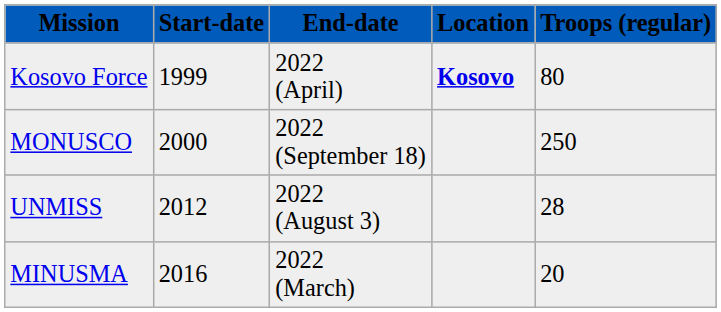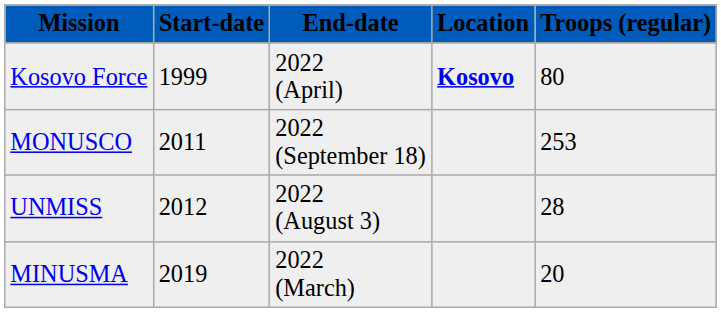(183, 141) 2000 -> (183, 141) 2011
(558, 141) 250 -> (558, 141) 253
(183, 273) 2016 -> (183, 273) 2019
